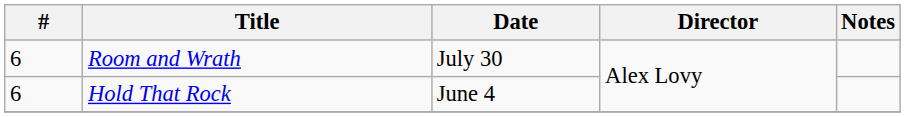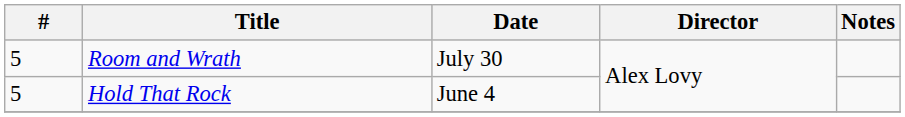(16, 58) 6 -> (16, 58) 5
(16, 93) 6 -> (16, 93) 5
